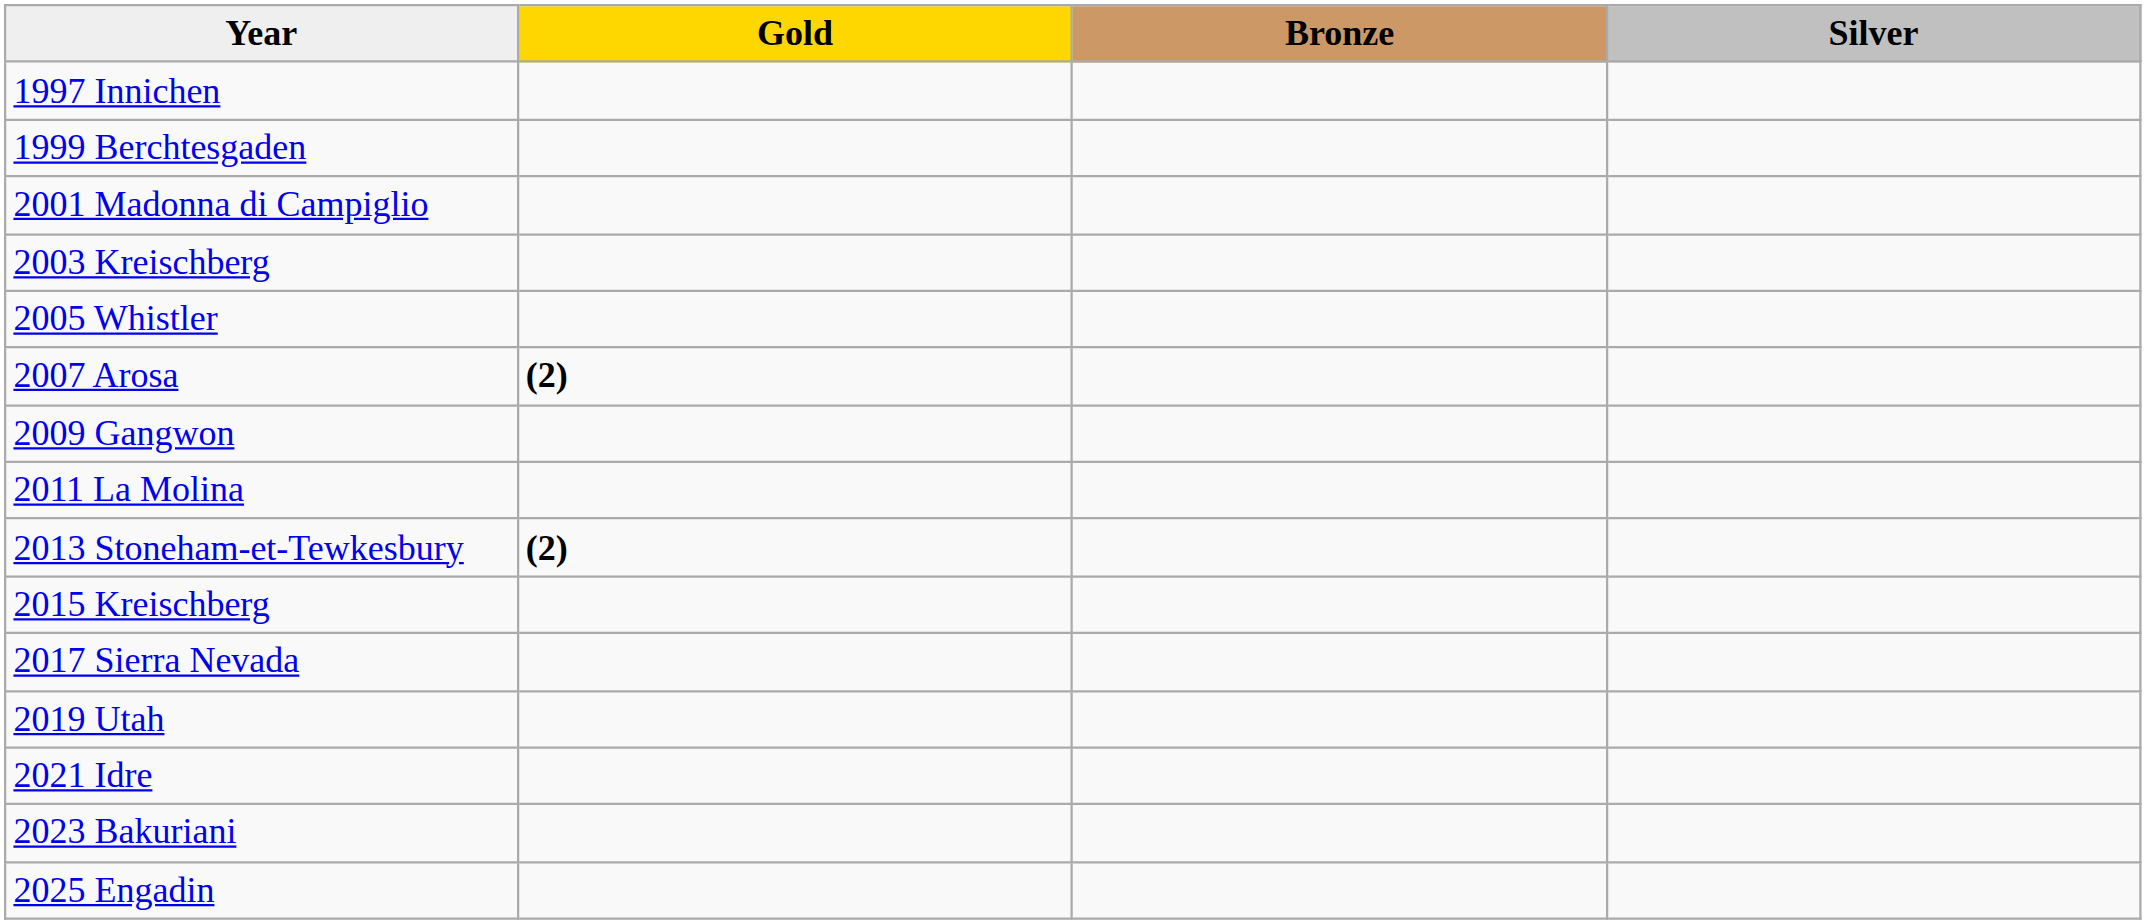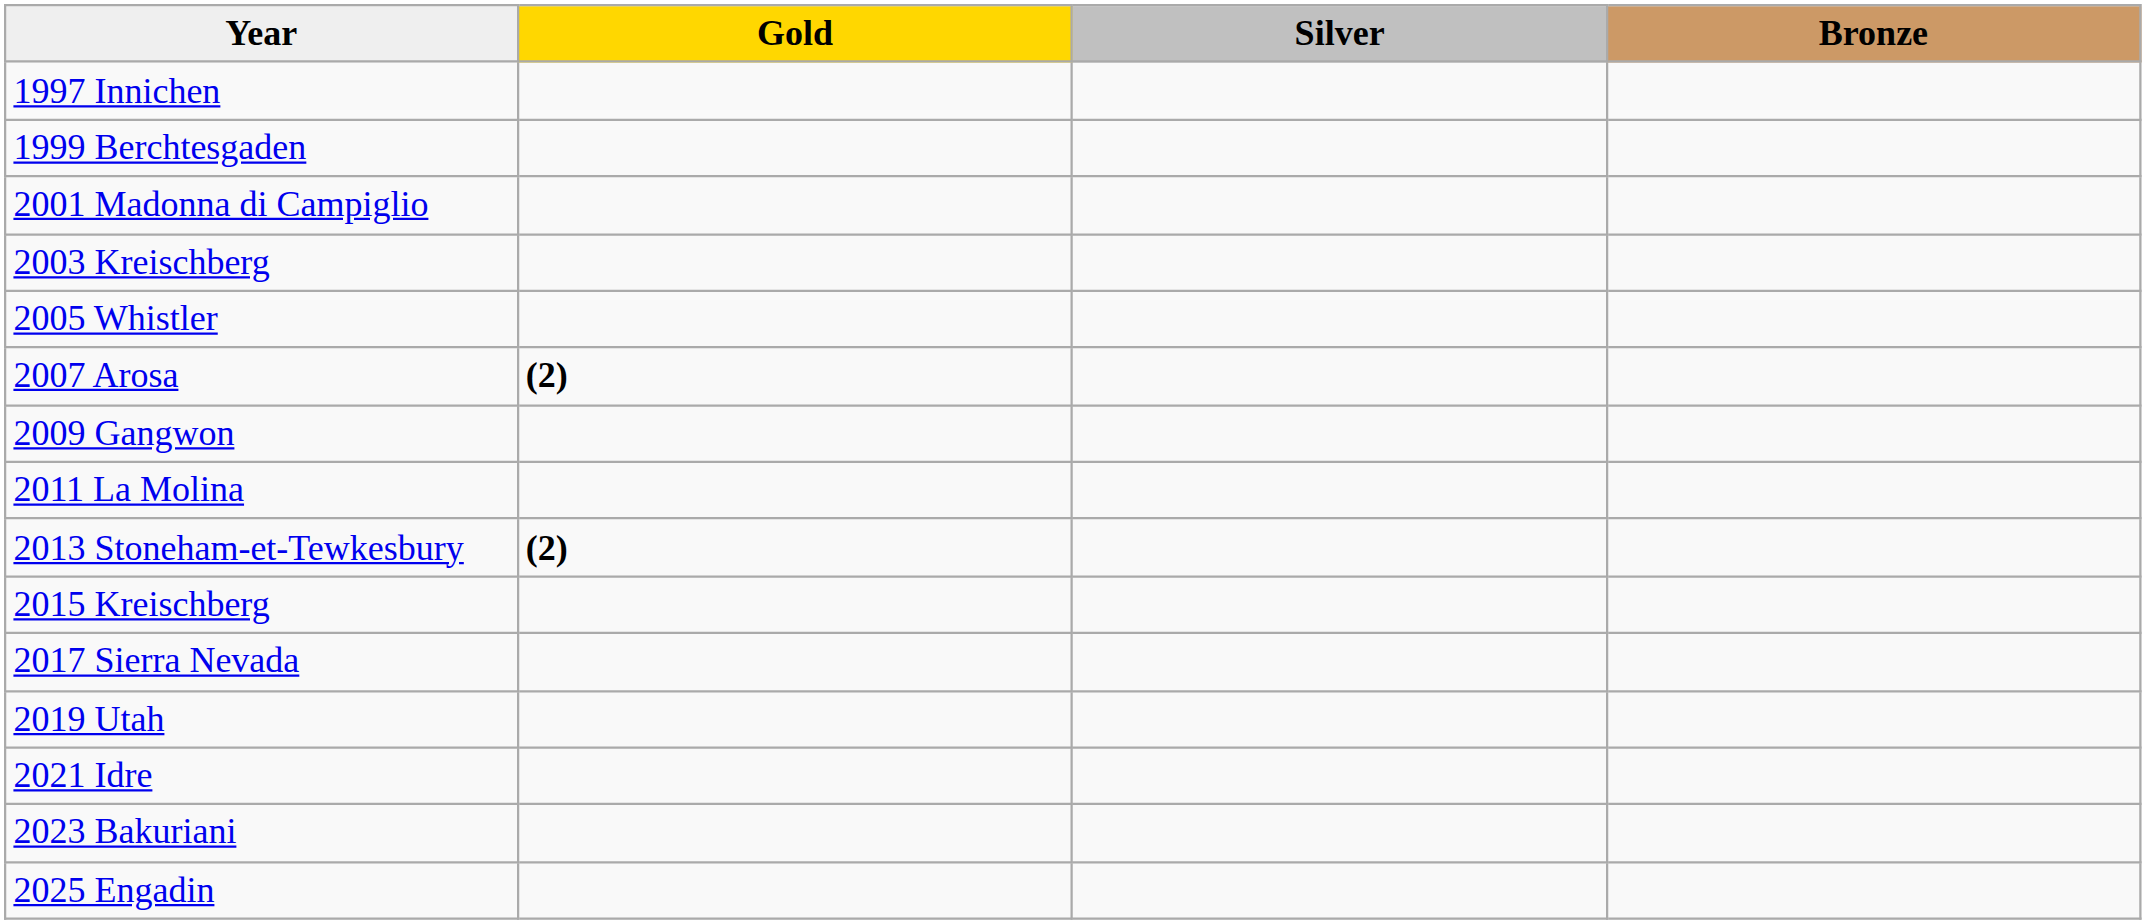columns swapped: (1873, 33) <-> (1340, 33)
